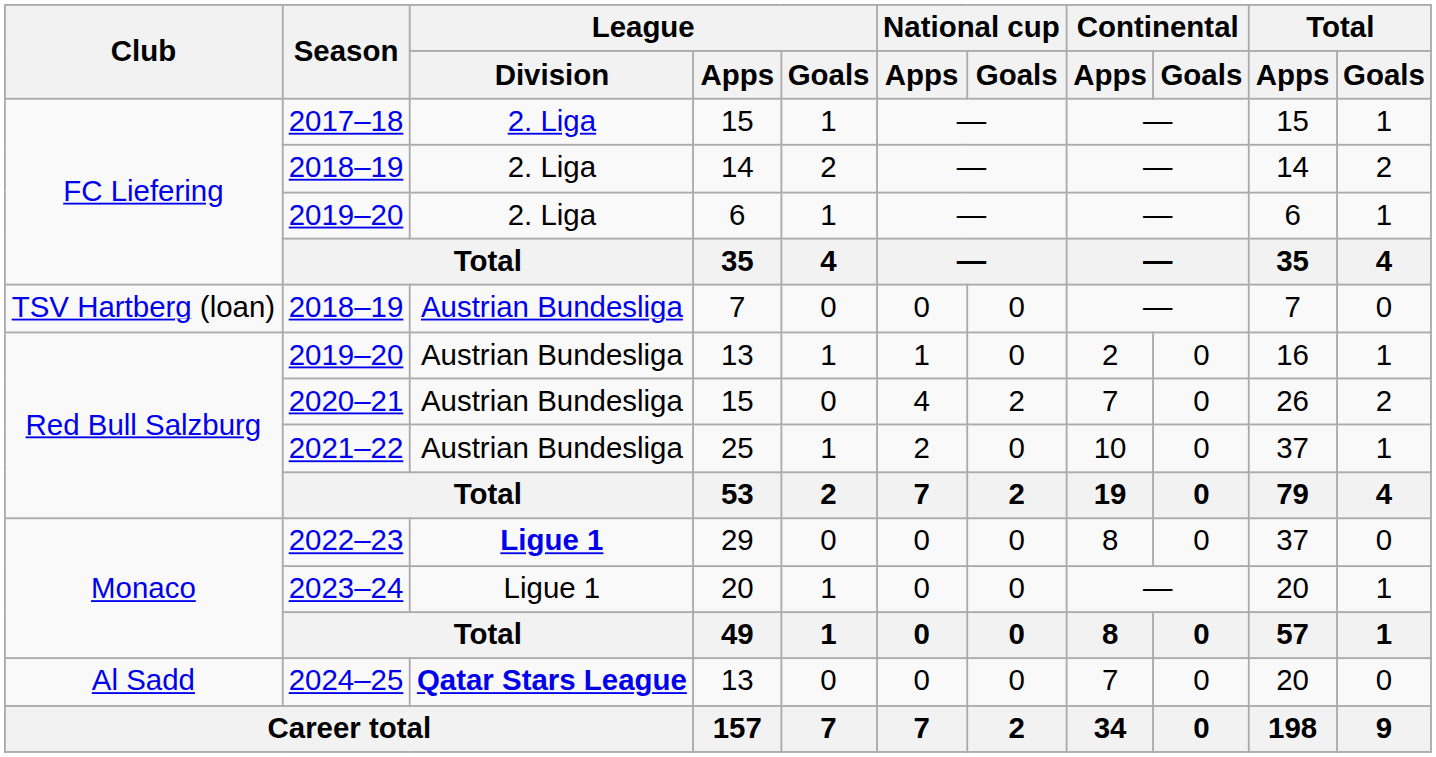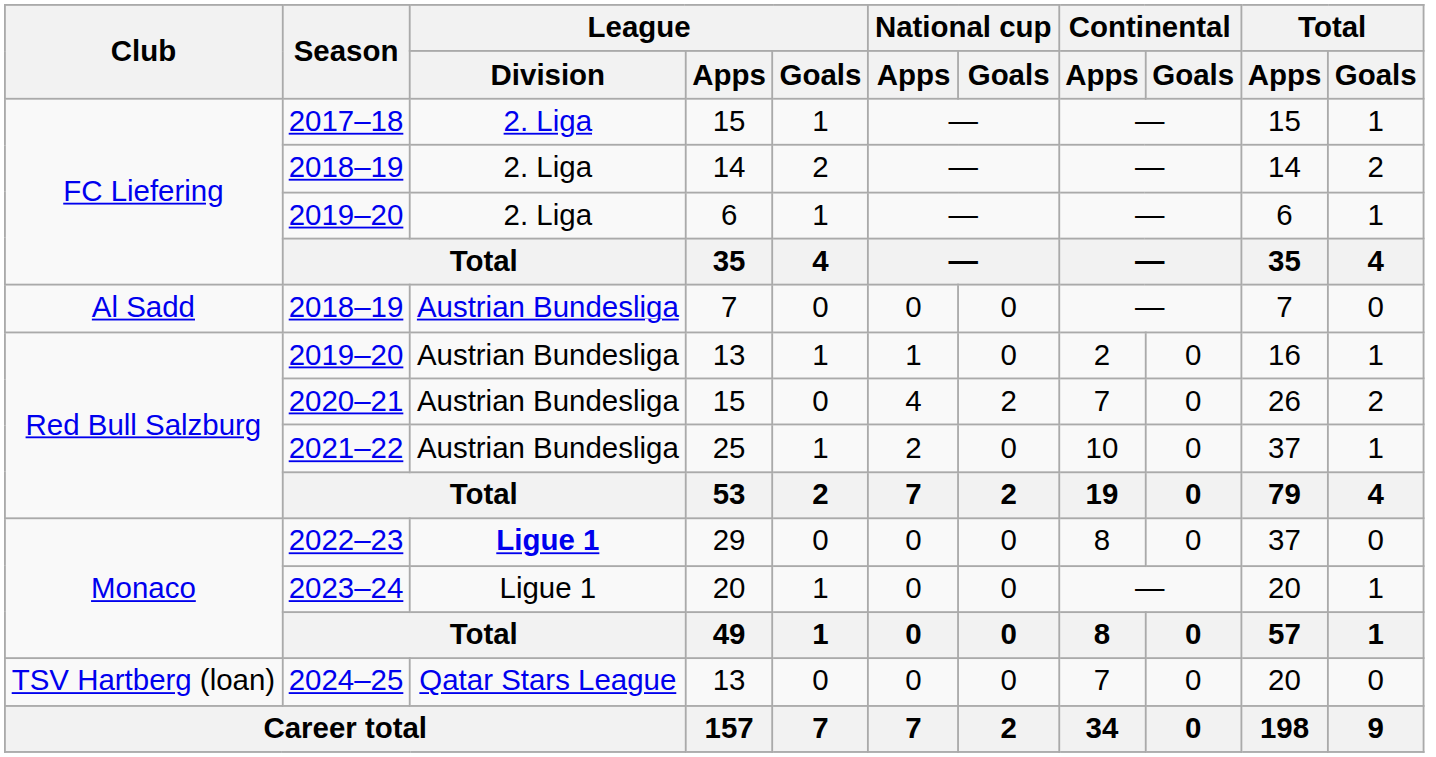(143, 307) TSV Hartberg (loan) -> (143, 307) Al Sadd
(143, 681) Al Sadd -> (143, 681) TSV Hartberg (loan)
(552, 681) bold -> (548, 681) normal
